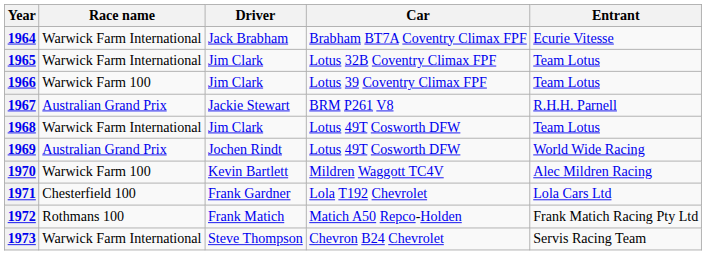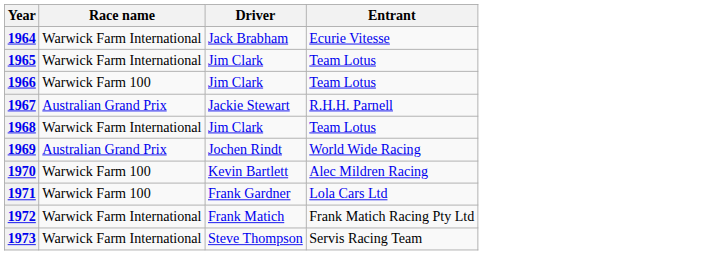- column: (418, 15)
(89, 194) Chesterfield 100 -> (97, 194) Warwick Farm 100
(83, 216) Rothmans 100 -> (122, 216) Warwick Farm International
